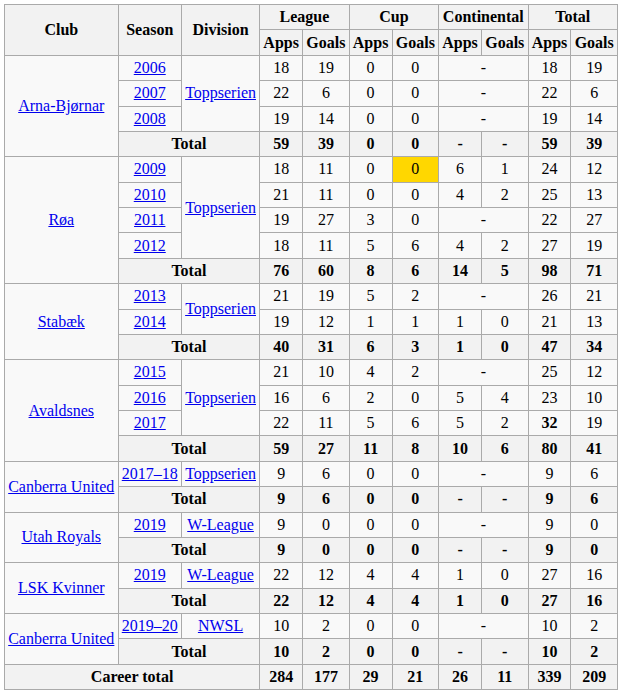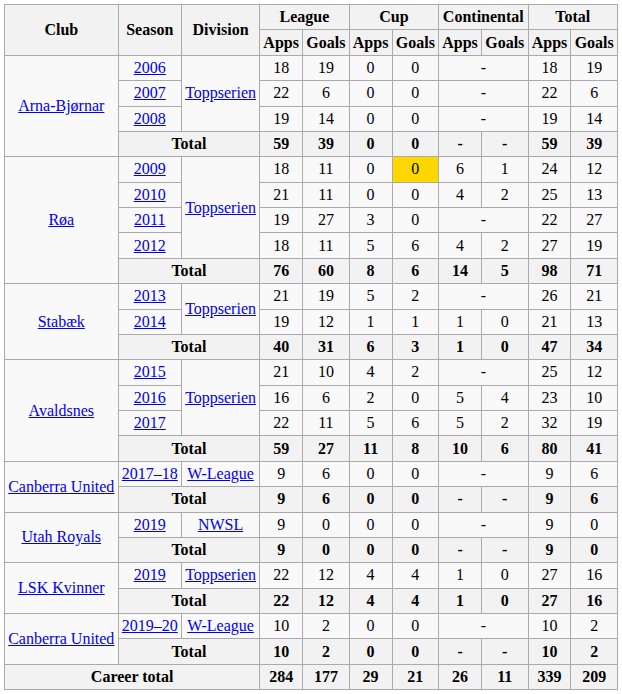(550, 423) bold -> (550, 423) normal
(221, 473) Toppserien -> (221, 473) W-League
(221, 524) W-League -> (221, 524) NWSL
(221, 575) W-League -> (221, 575) Toppserien
(221, 626) NWSL -> (221, 626) W-League
